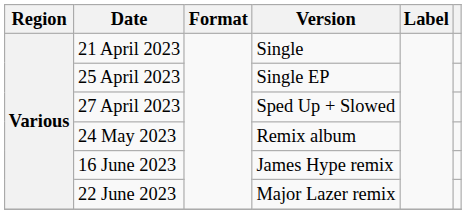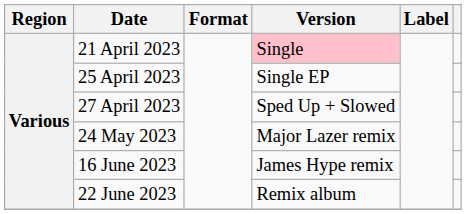(280, 48) no background -> (280, 48) pink background
(306, 135) Remix album -> (326, 135) Major Lazer remix
(326, 194) Major Lazer remix -> (306, 194) Remix album
